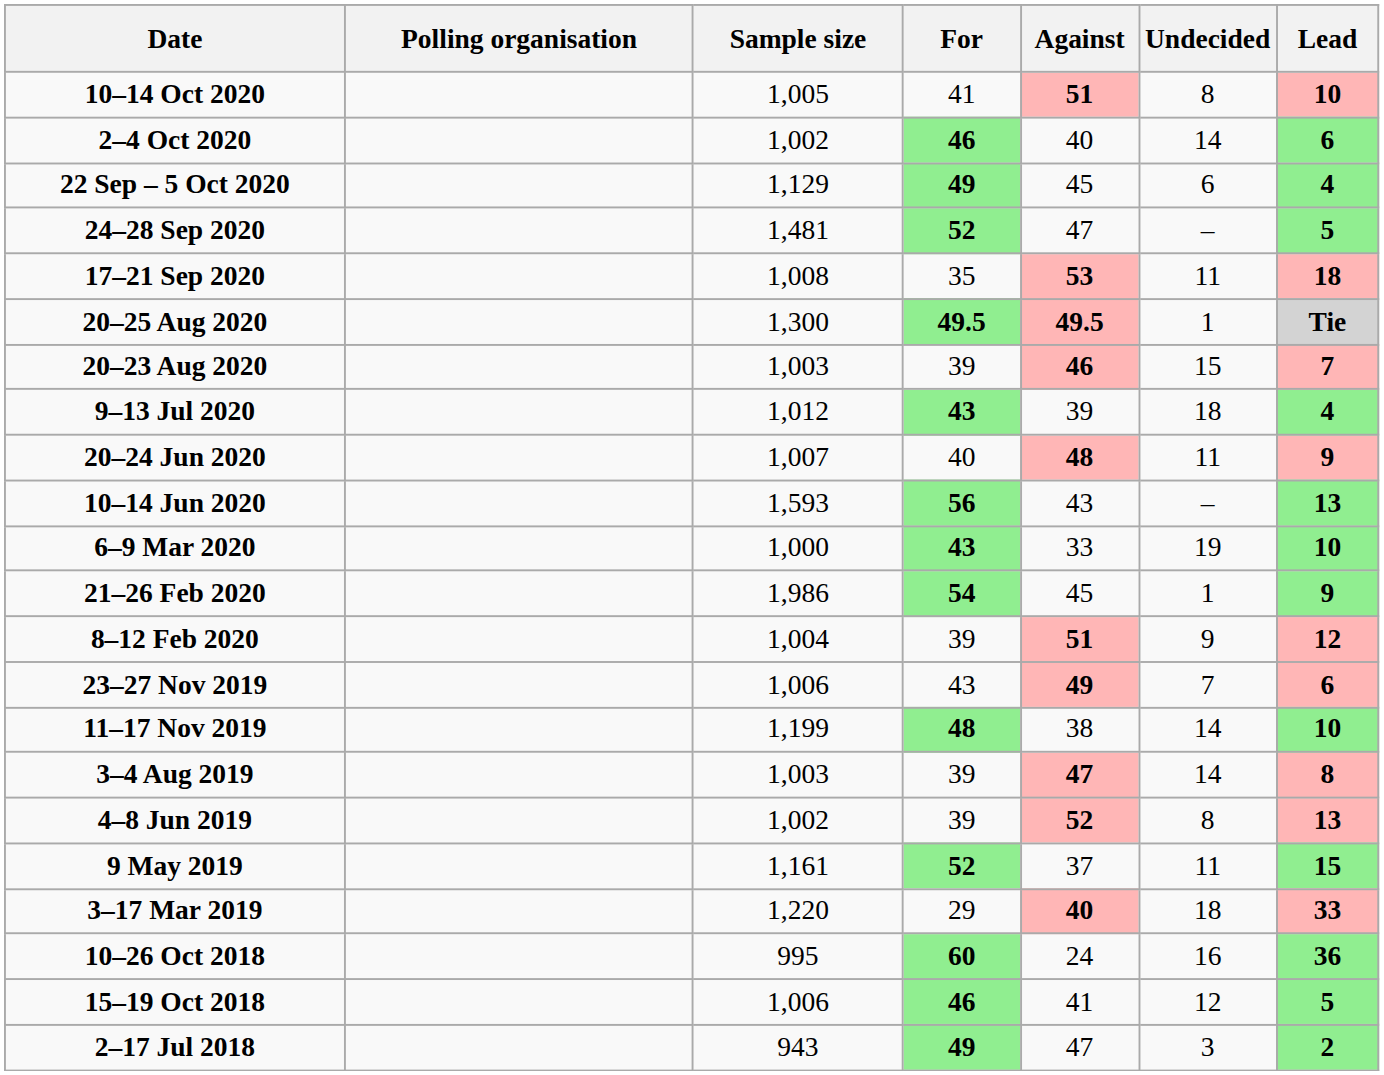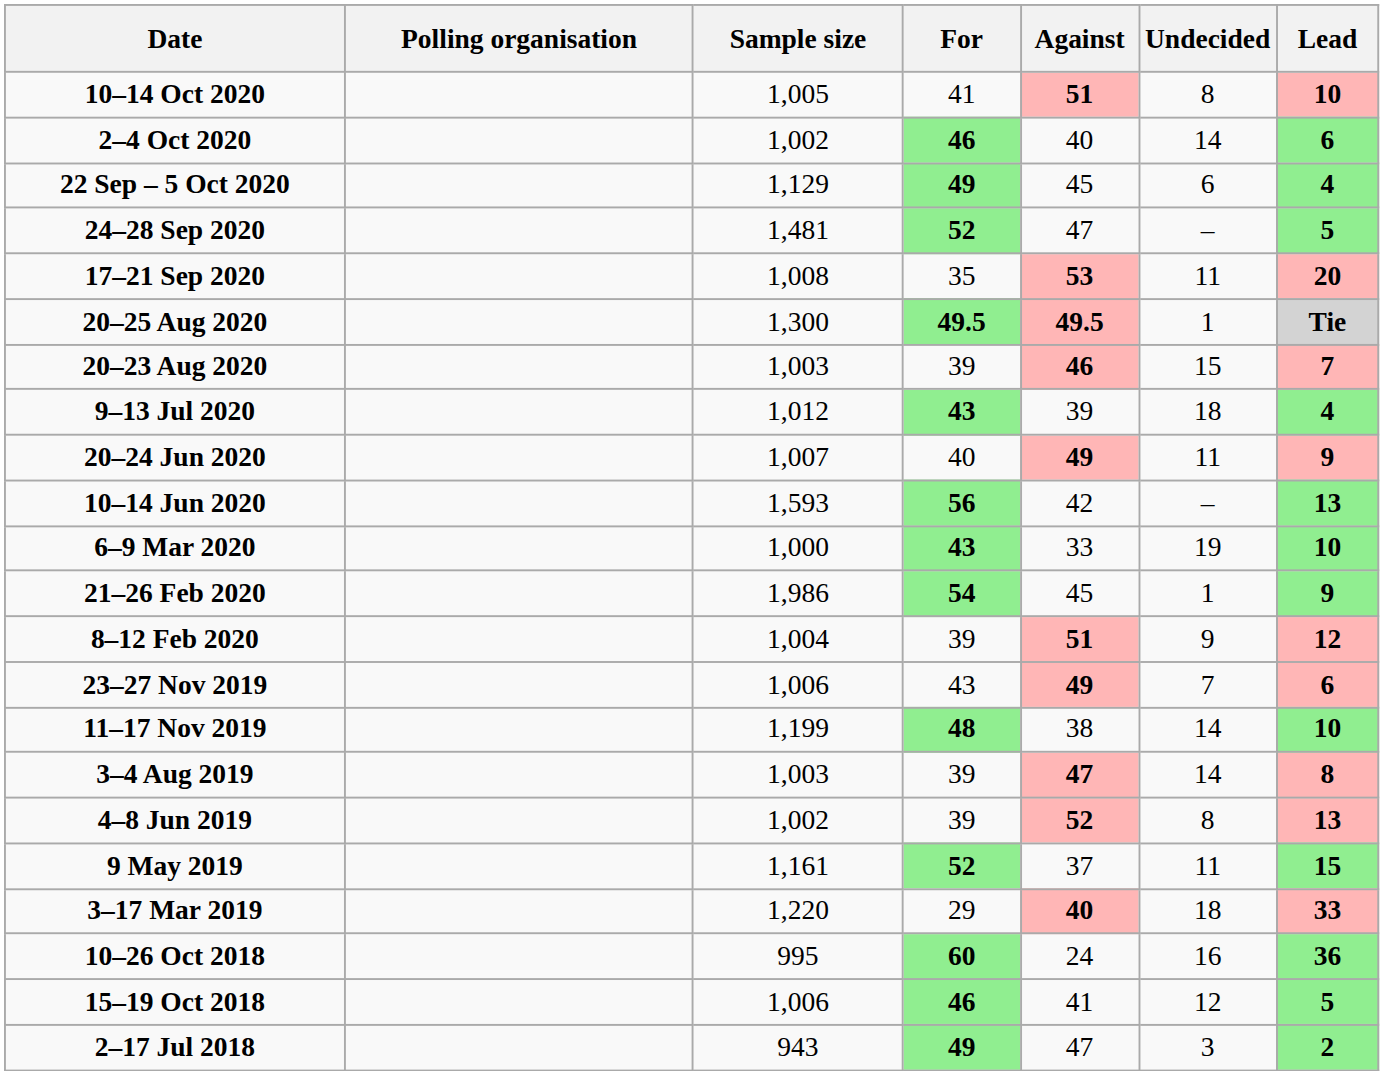(1327, 275) 18 -> (1327, 275) 20
(1080, 457) 48 -> (1080, 457) 49
(1080, 502) 43 -> (1080, 502) 42
